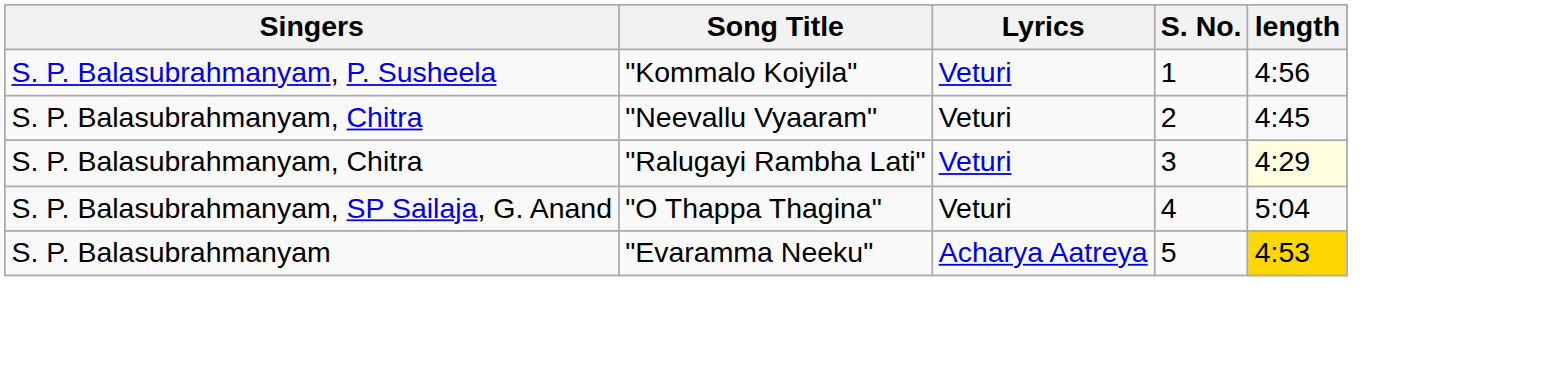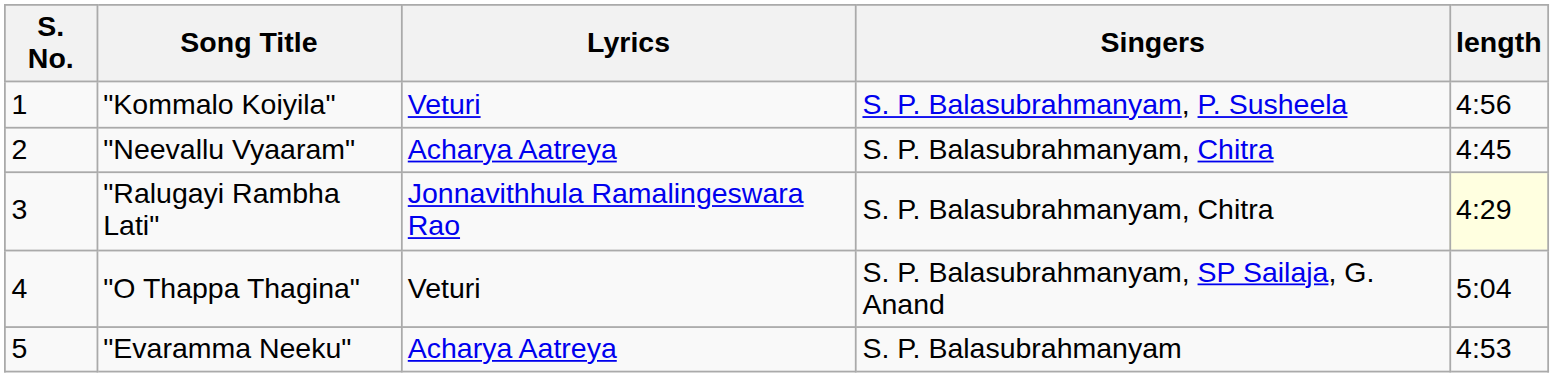columns swapped: (1201, 27) <-> (312, 27)
(975, 117) Veturi -> (512, 149) Acharya Aatreya
(975, 162) Veturi -> (606, 210) Jonnavithhula Ramalingeswara Rao
(1282, 252) gold background -> (1484, 349) no background
